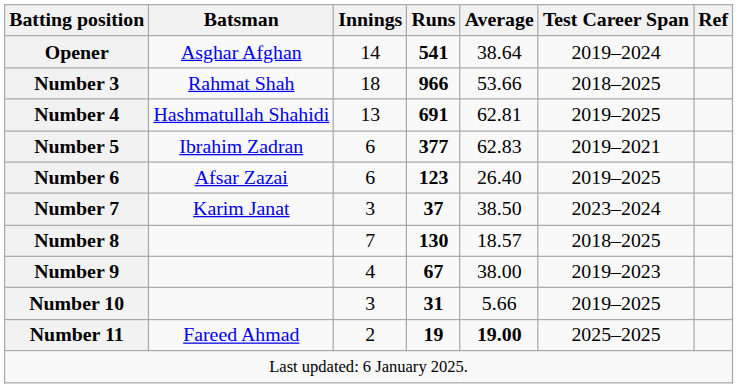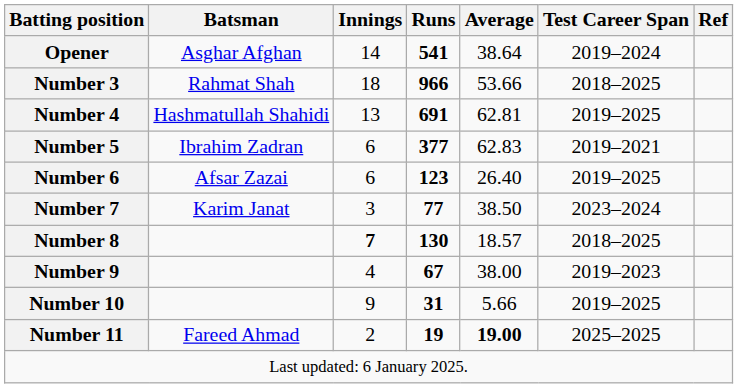(434, 209) 37 -> (434, 209) 77
(370, 240) normal -> (370, 240) bold
(370, 303) 3 -> (370, 303) 9
